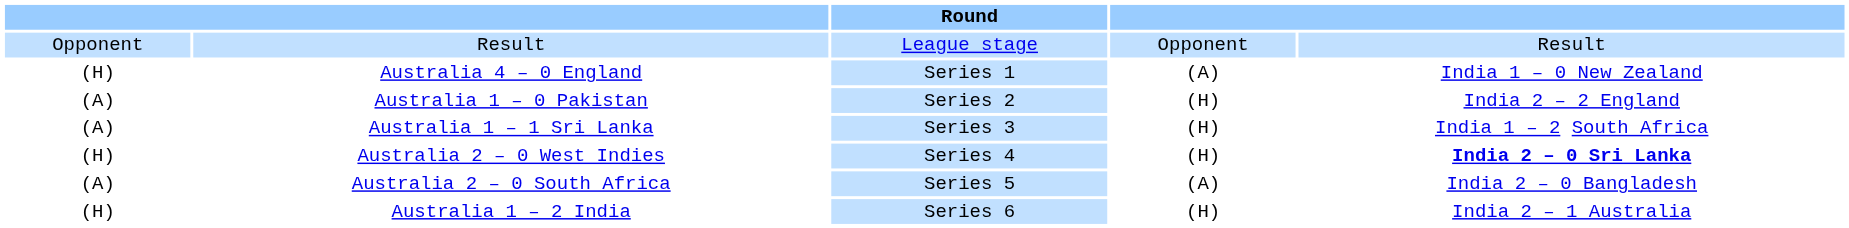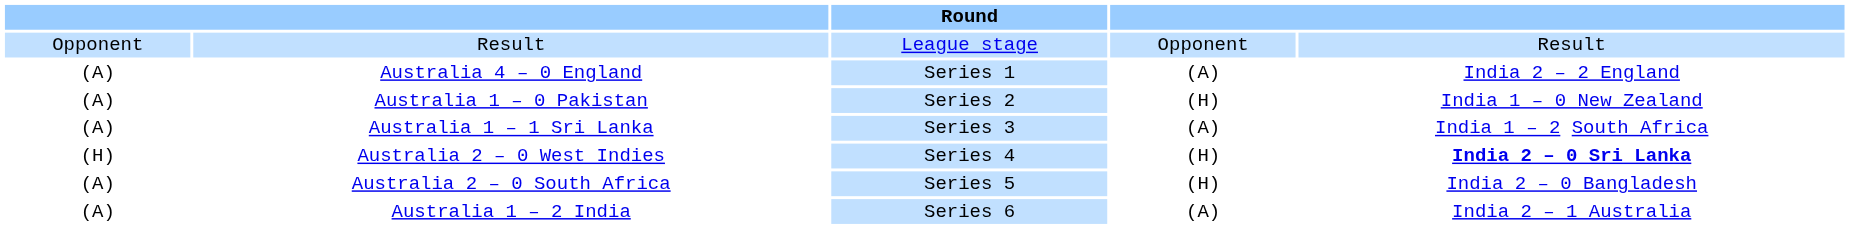(98, 73) (H) -> (98, 73) (A)
(1572, 73) India 1 – 0 New Zealand -> (1572, 73) India 2 – 2 England
(1572, 101) India 2 – 2 England -> (1572, 101) India 1 – 0 New Zealand
(1203, 128) (H) -> (1203, 128) (A)
(1203, 184) (A) -> (1203, 184) (H)
(98, 212) (H) -> (98, 212) (A)
(1203, 212) (H) -> (1203, 212) (A)
